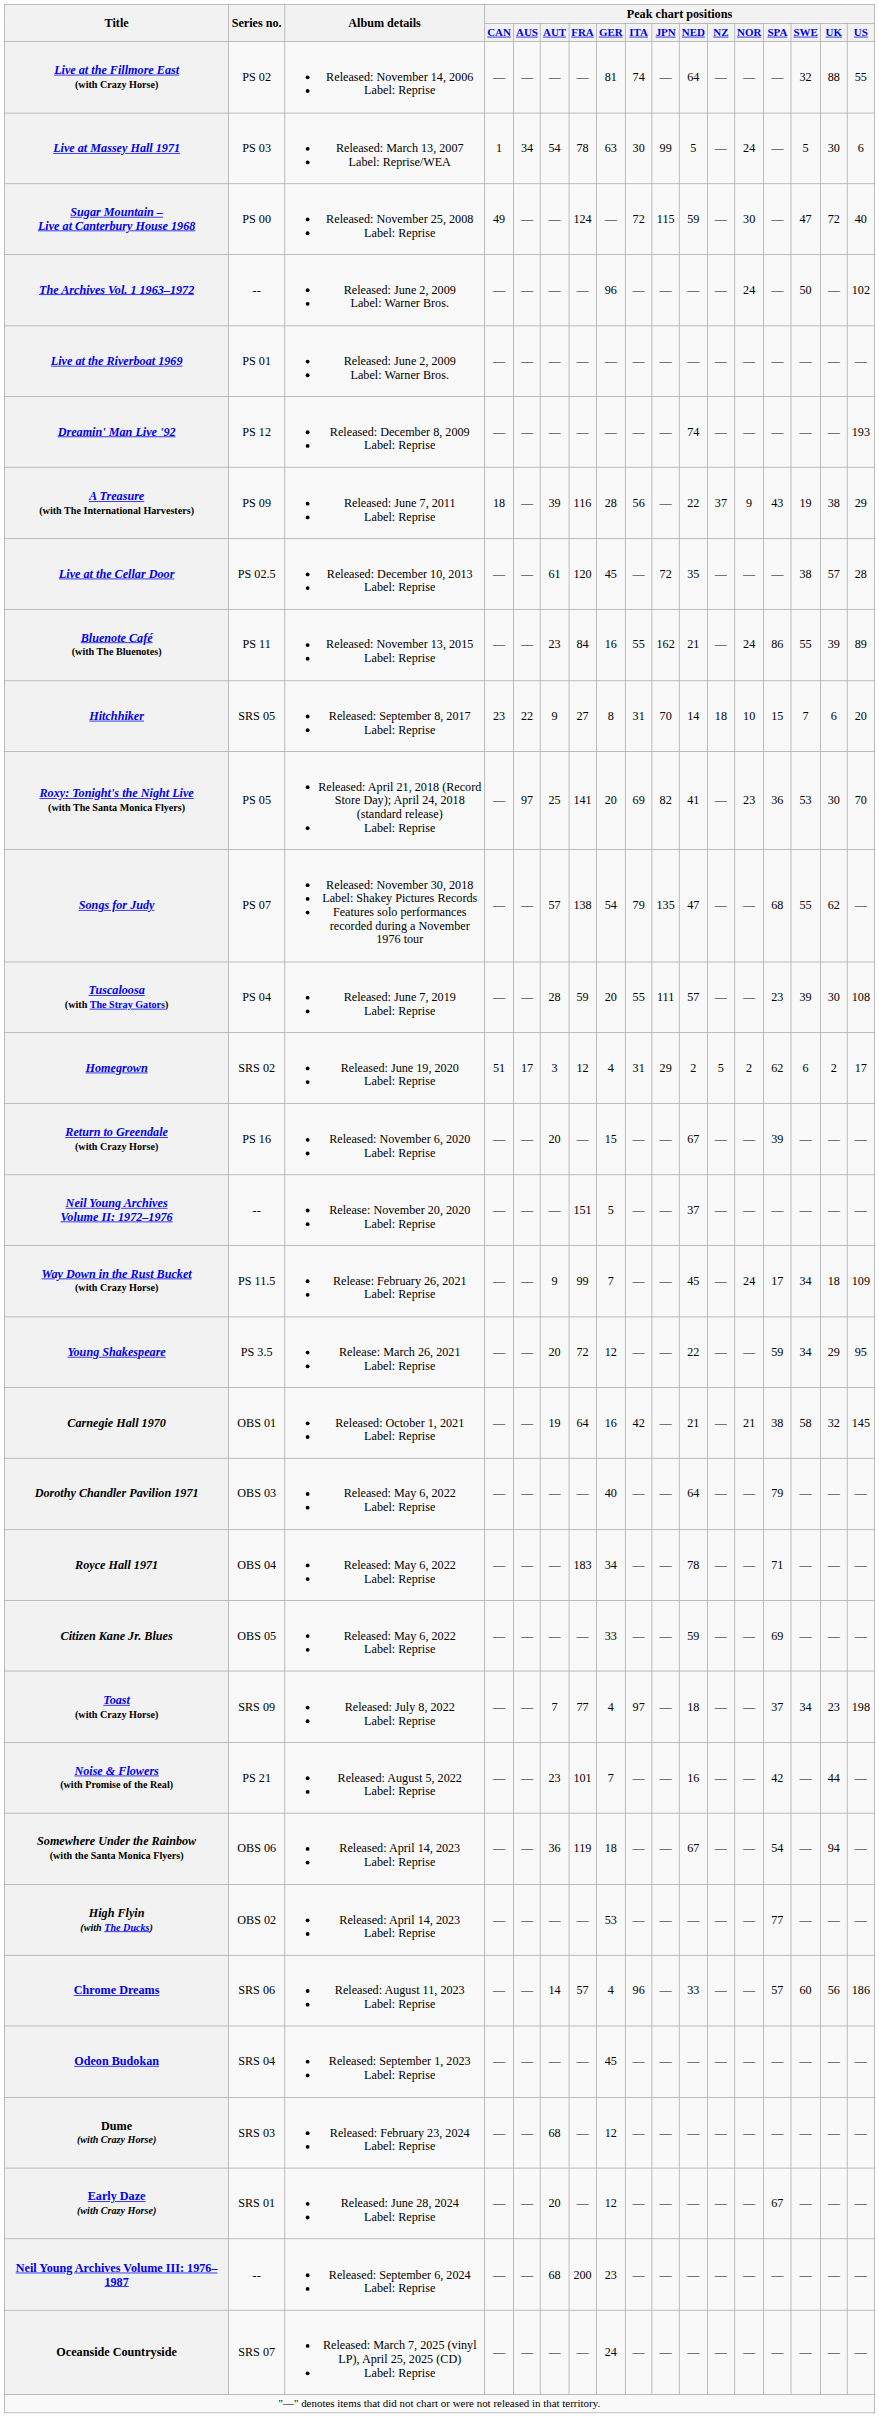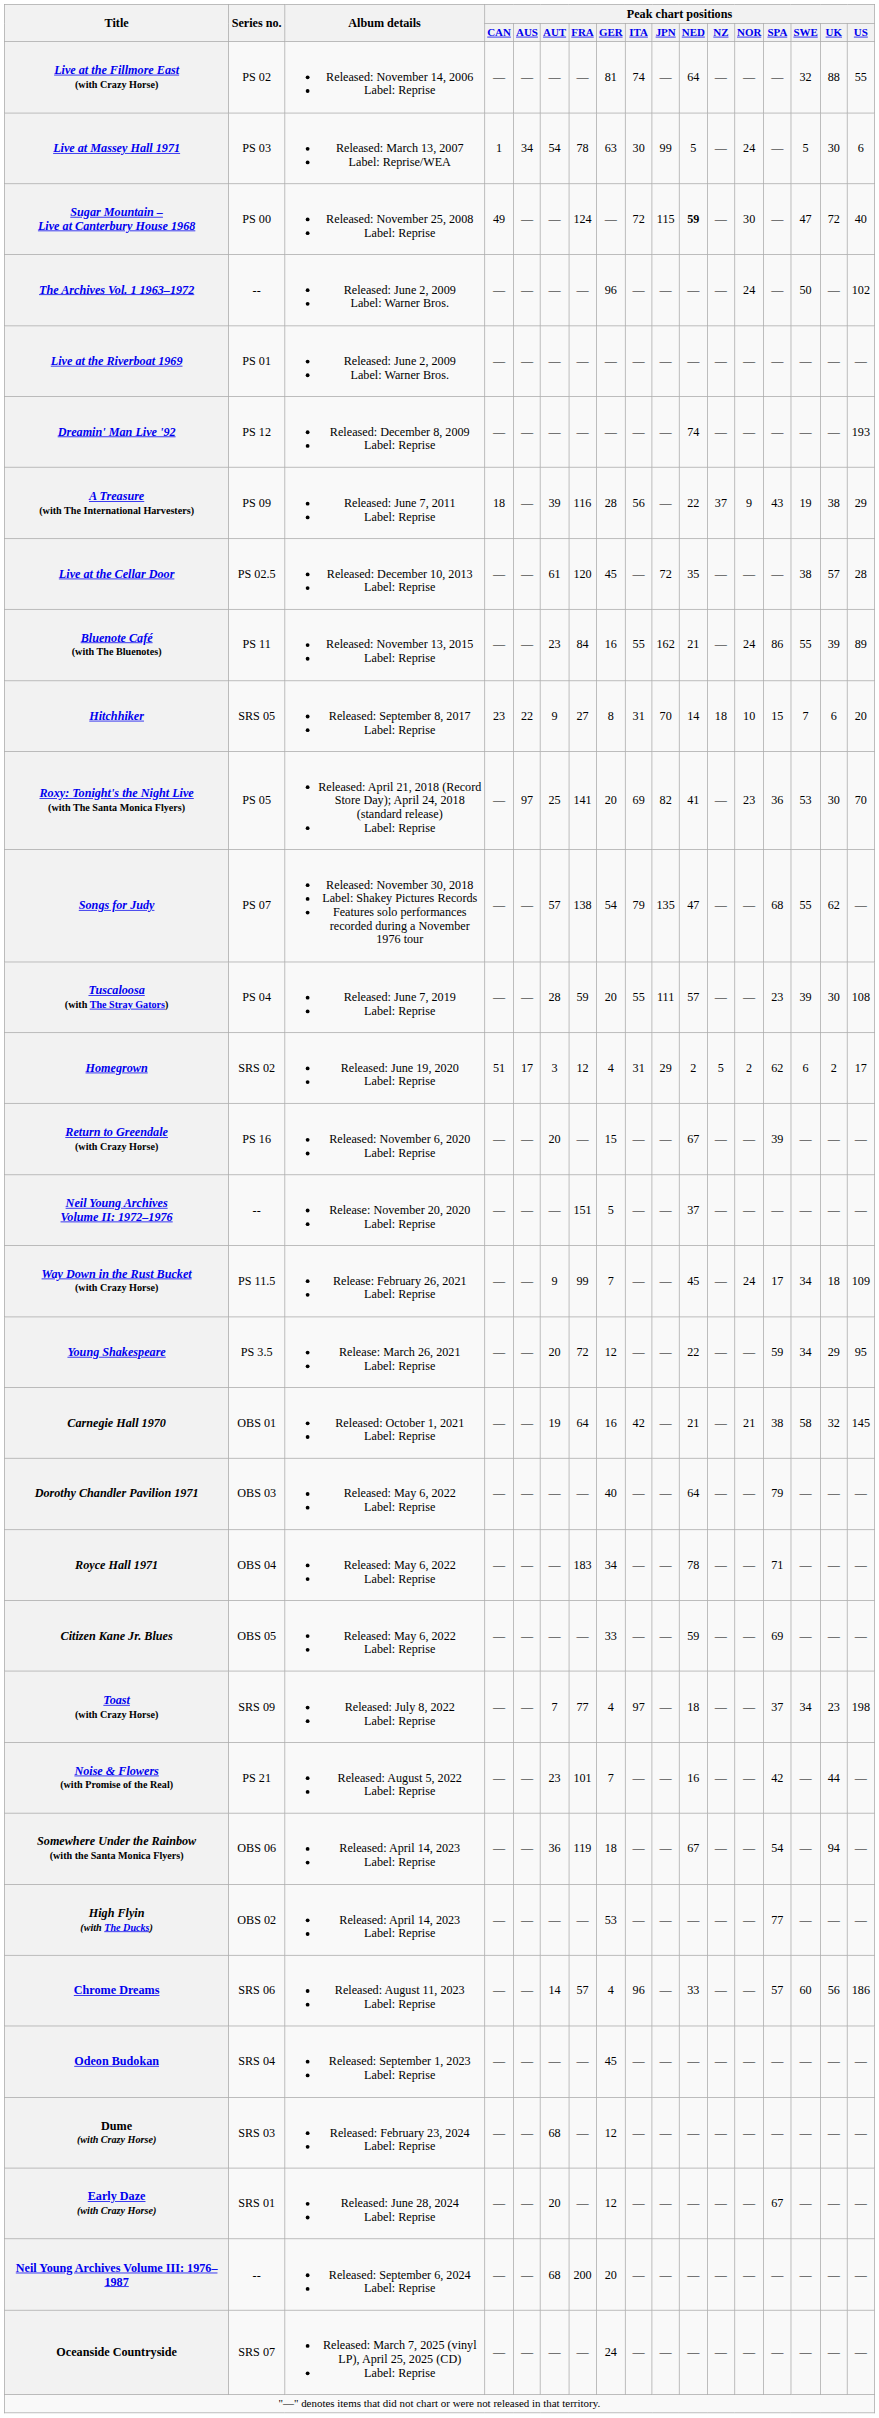(693, 219) normal -> (693, 219) bold
(611, 2274) 23 -> (611, 2274) 20
